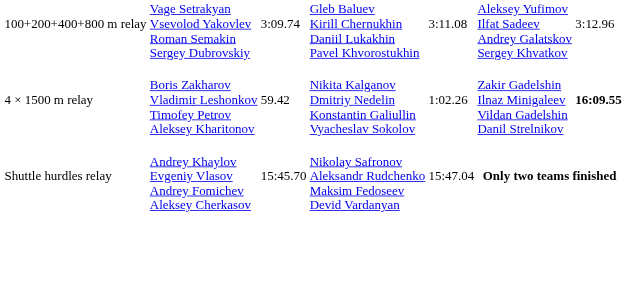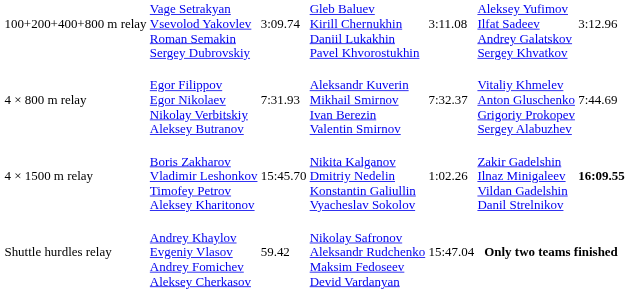+ row: (46, 100)
(275, 100) 59.42 -> (284, 176) 15:45.70
(284, 176) 15:45.70 -> (275, 252) 59.42
